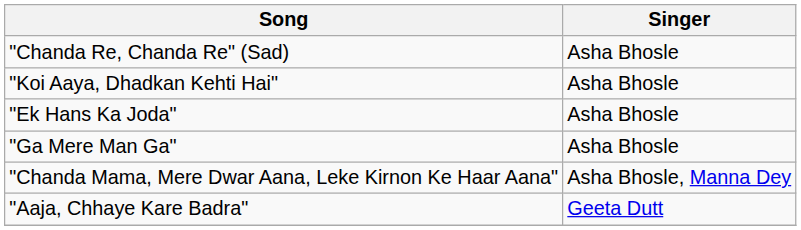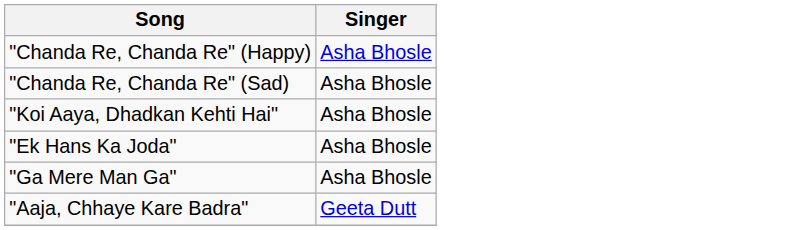+ row: (160, 51)
- row: (284, 177)
